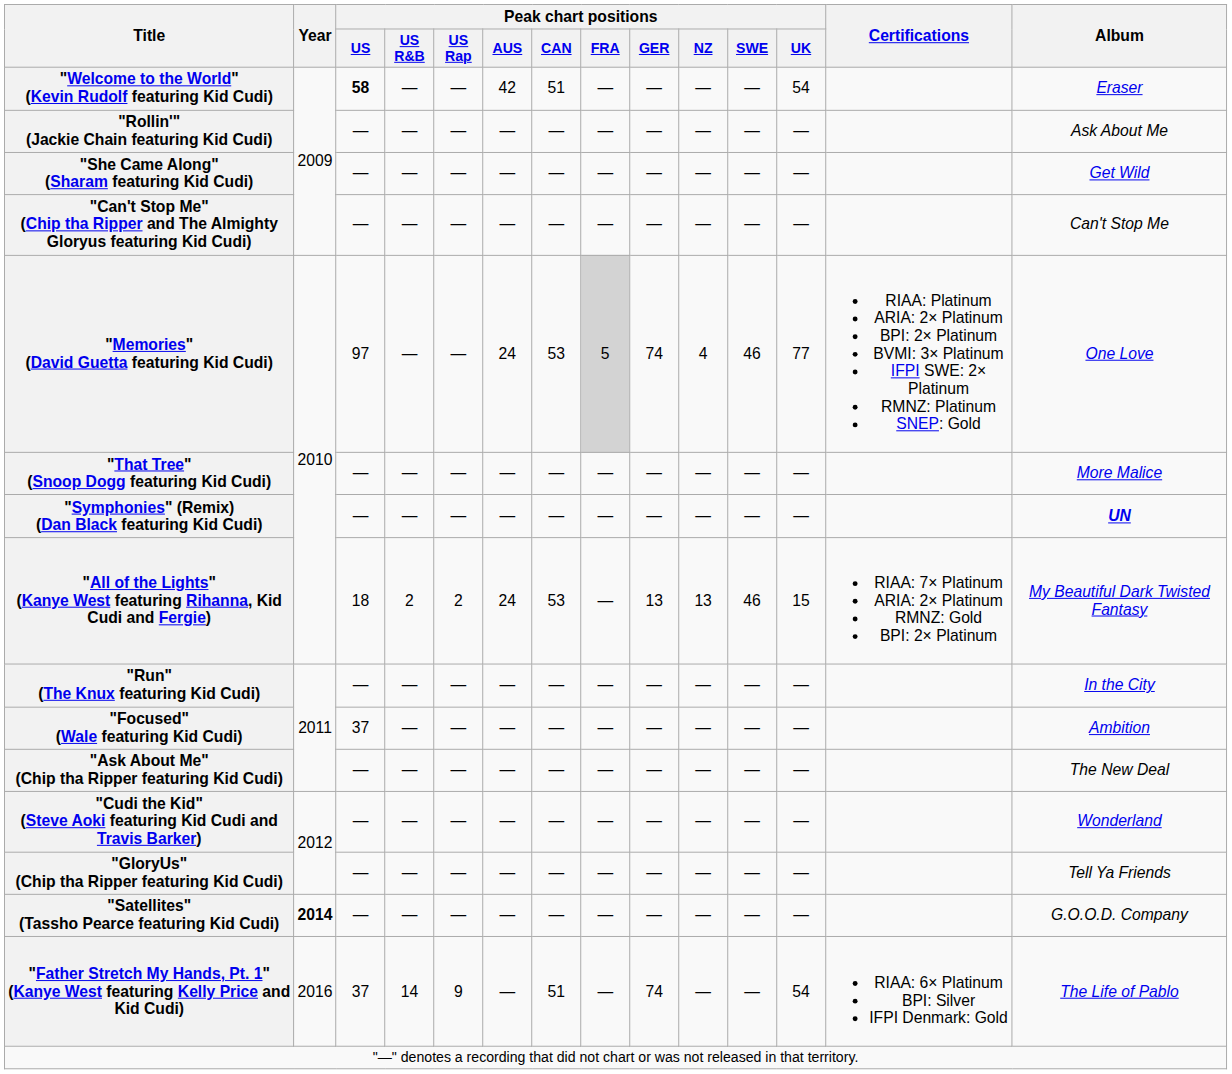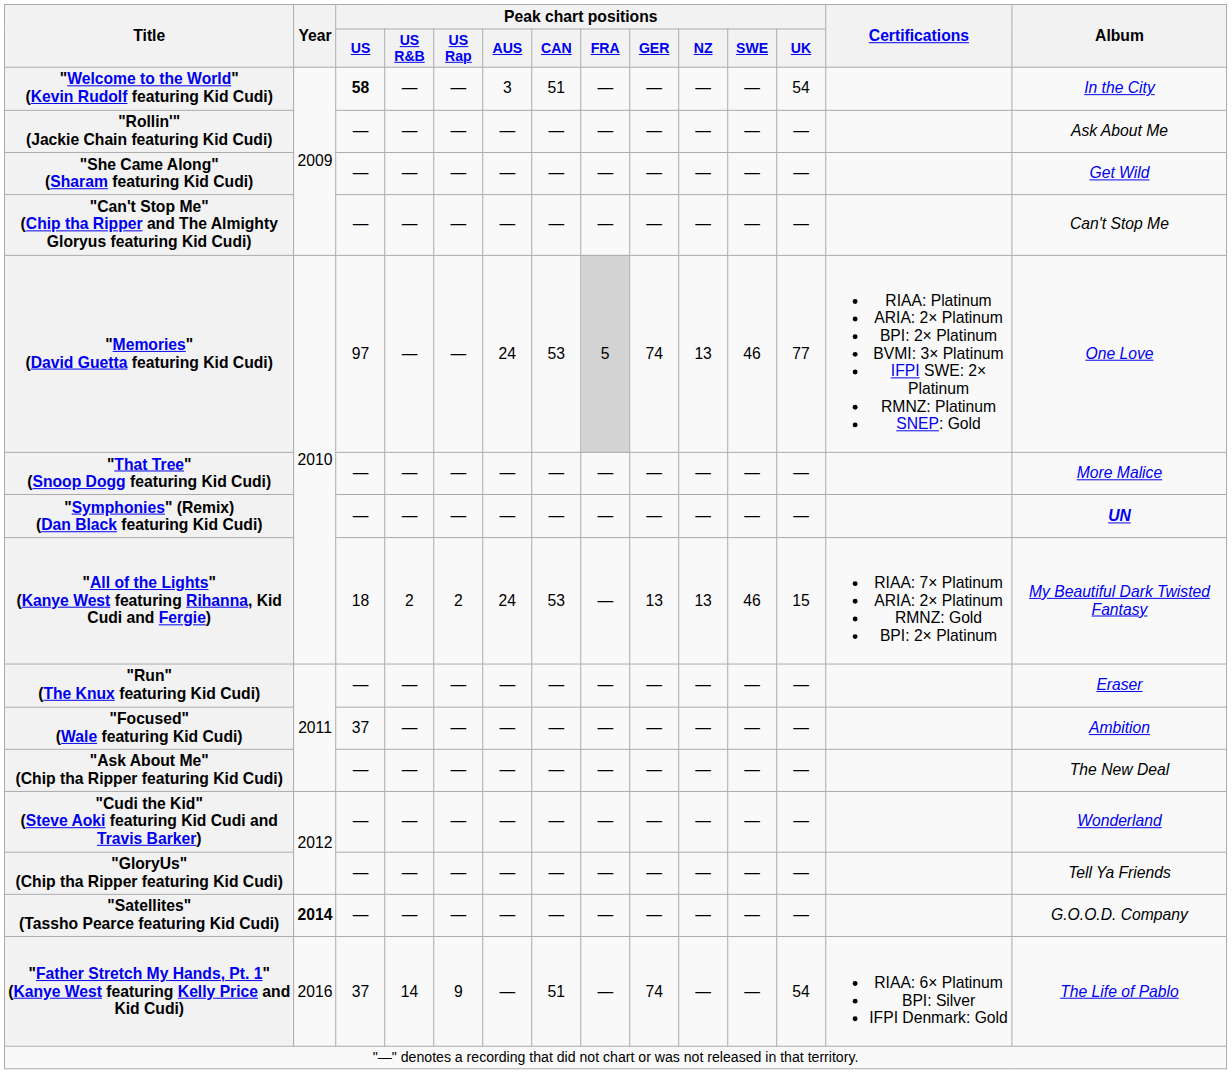(507, 88) 42 -> (507, 88) 3
(1119, 88) Eraser -> (1119, 88) In the City
(703, 353) 4 -> (703, 353) 13
(1119, 685) In the City -> (1119, 685) Eraser
